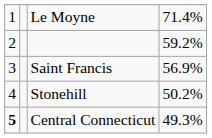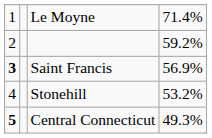(12, 69) normal -> (12, 69) bold
(183, 94) 50.2% -> (183, 94) 53.2%
